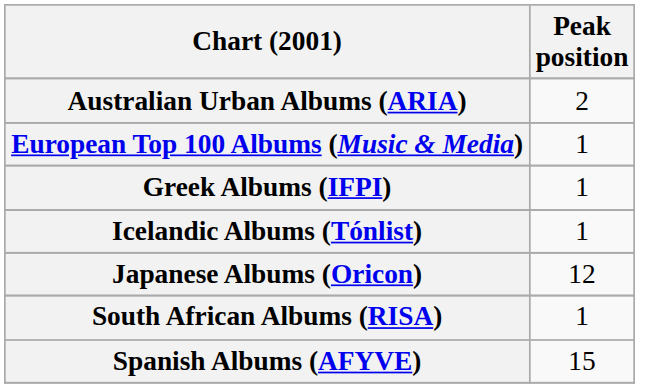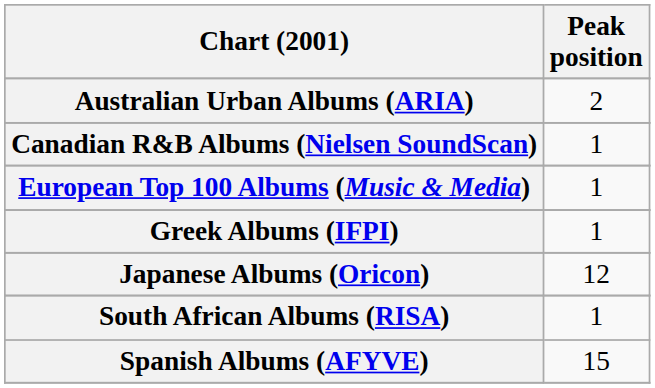+ row: (274, 143)
- row: (267, 230)
